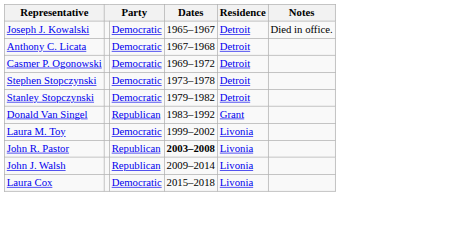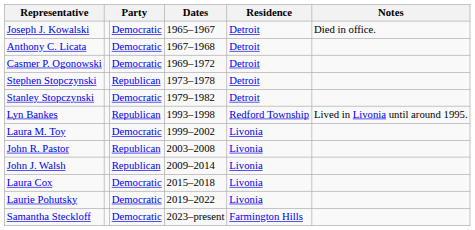(137, 81) Democratic -> (136, 81) Republican
- row: (47, 115)
+ row: (32, 115)
(191, 149) bold -> (191, 149) normal
+ row: (42, 200)
+ row: (49, 217)
